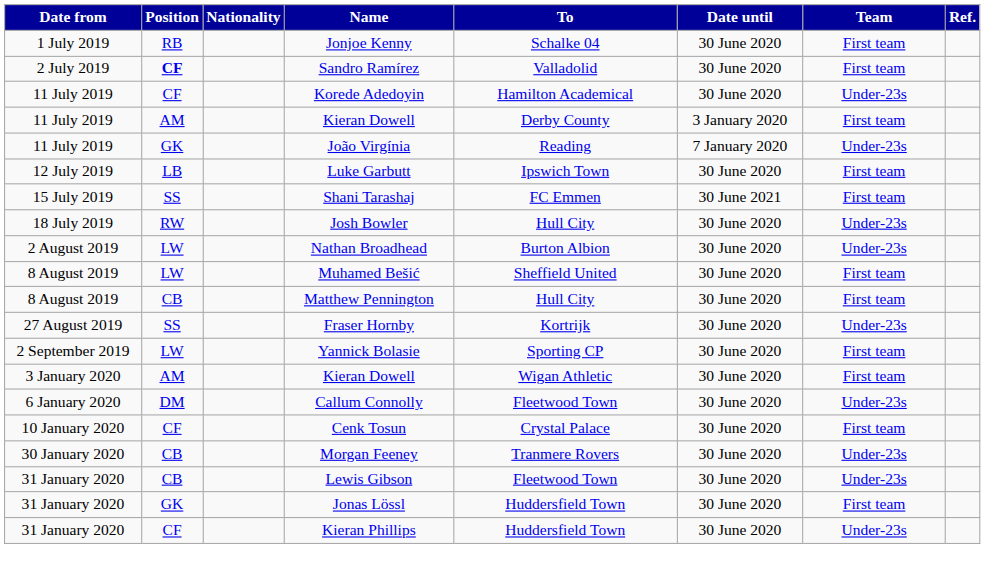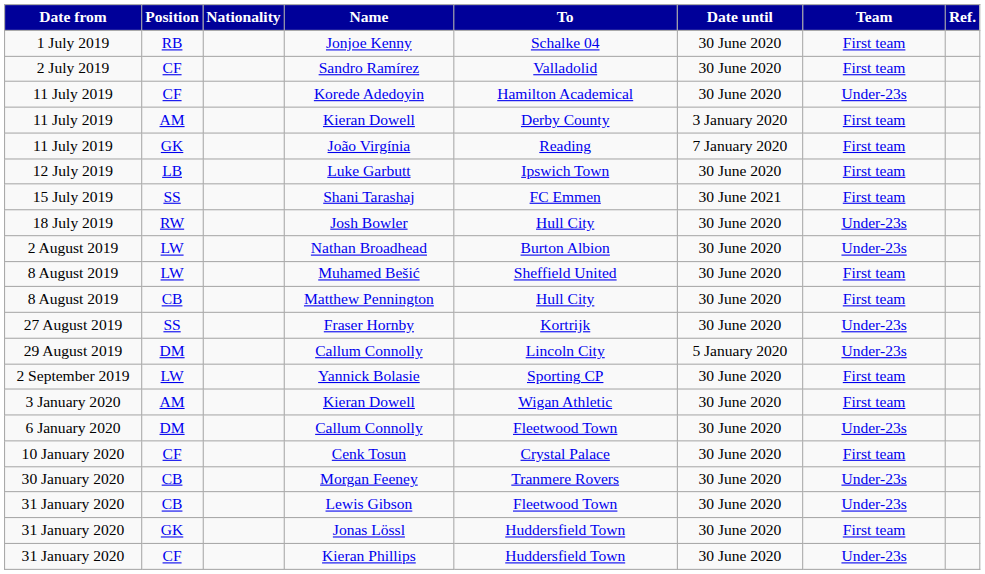(172, 69) bold -> (172, 69) normal
(874, 145) Under-23s -> (874, 145) First team
+ row: (73, 351)
